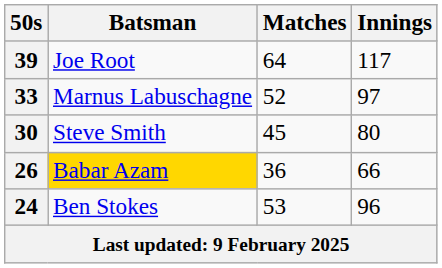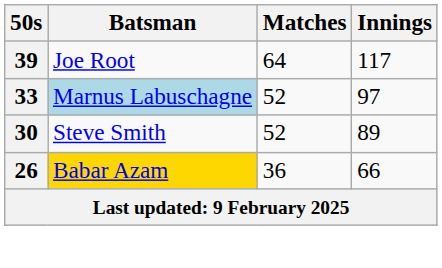(153, 96) no background -> (153, 96) lightblue background
(274, 133) 45 -> (274, 133) 52
(369, 133) 80 -> (369, 133) 89
- row: (26, 206)
